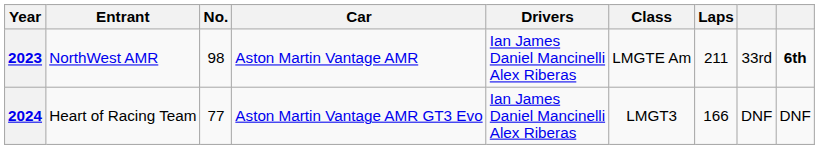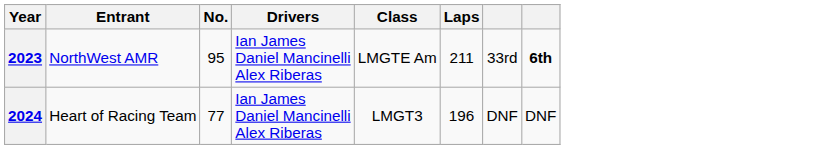- column: (359, 17)
(216, 58) 98 -> (216, 58) 95
(716, 116) 166 -> (462, 116) 196
